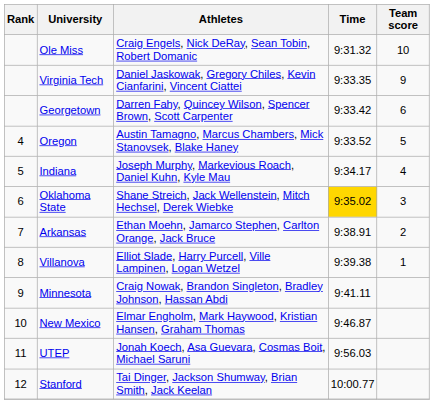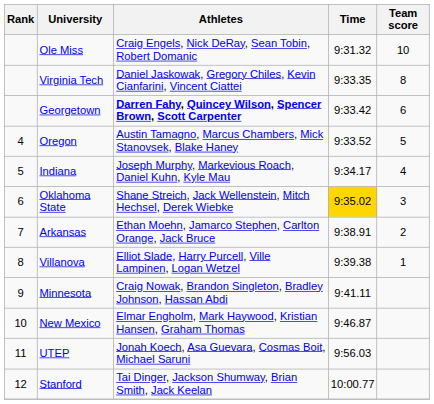(403, 80) 9 -> (403, 80) 8
(213, 110) normal -> (219, 110) bold
